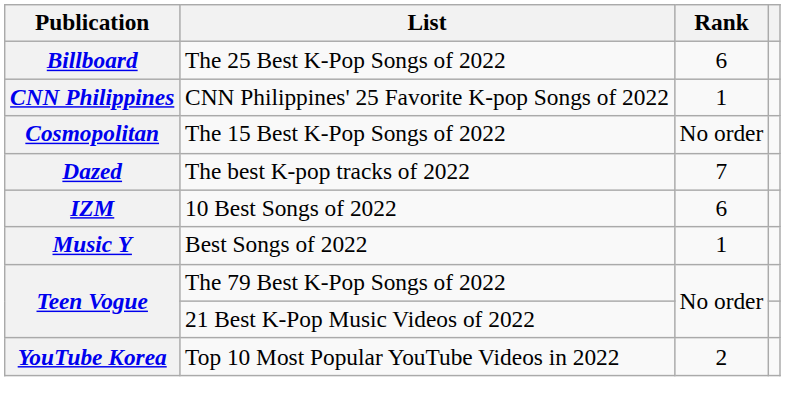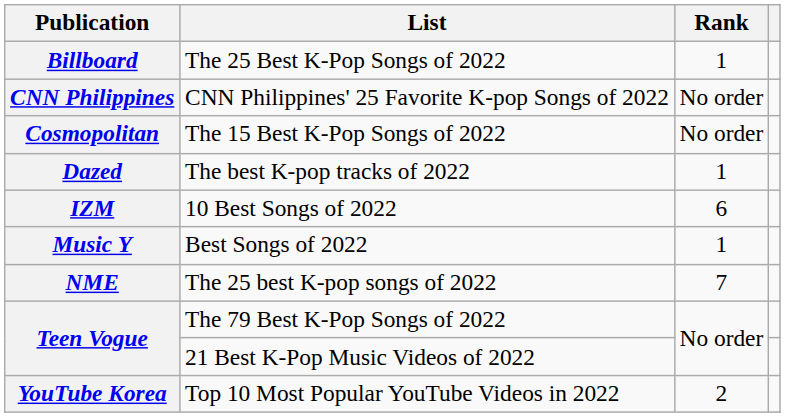(721, 60) 6 -> (721, 60) 1
(721, 97) 1 -> (721, 97) No order
(721, 171) 7 -> (721, 171) 1
+ row: (92, 282)
